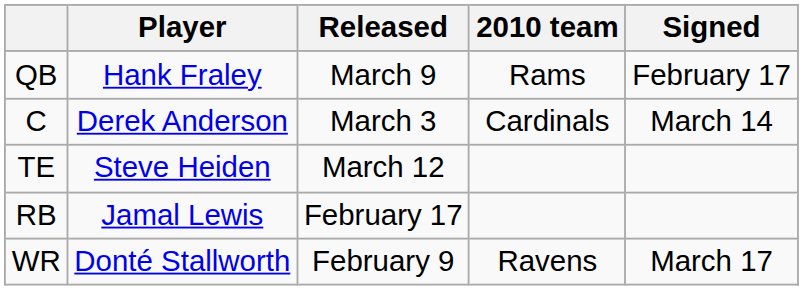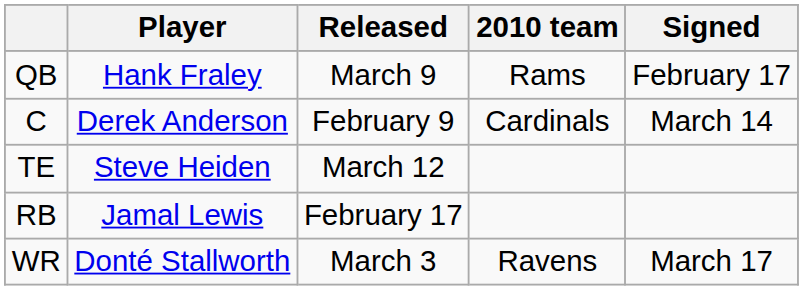(383, 121) March 3 -> (383, 121) February 9
(383, 261) February 9 -> (383, 261) March 3
